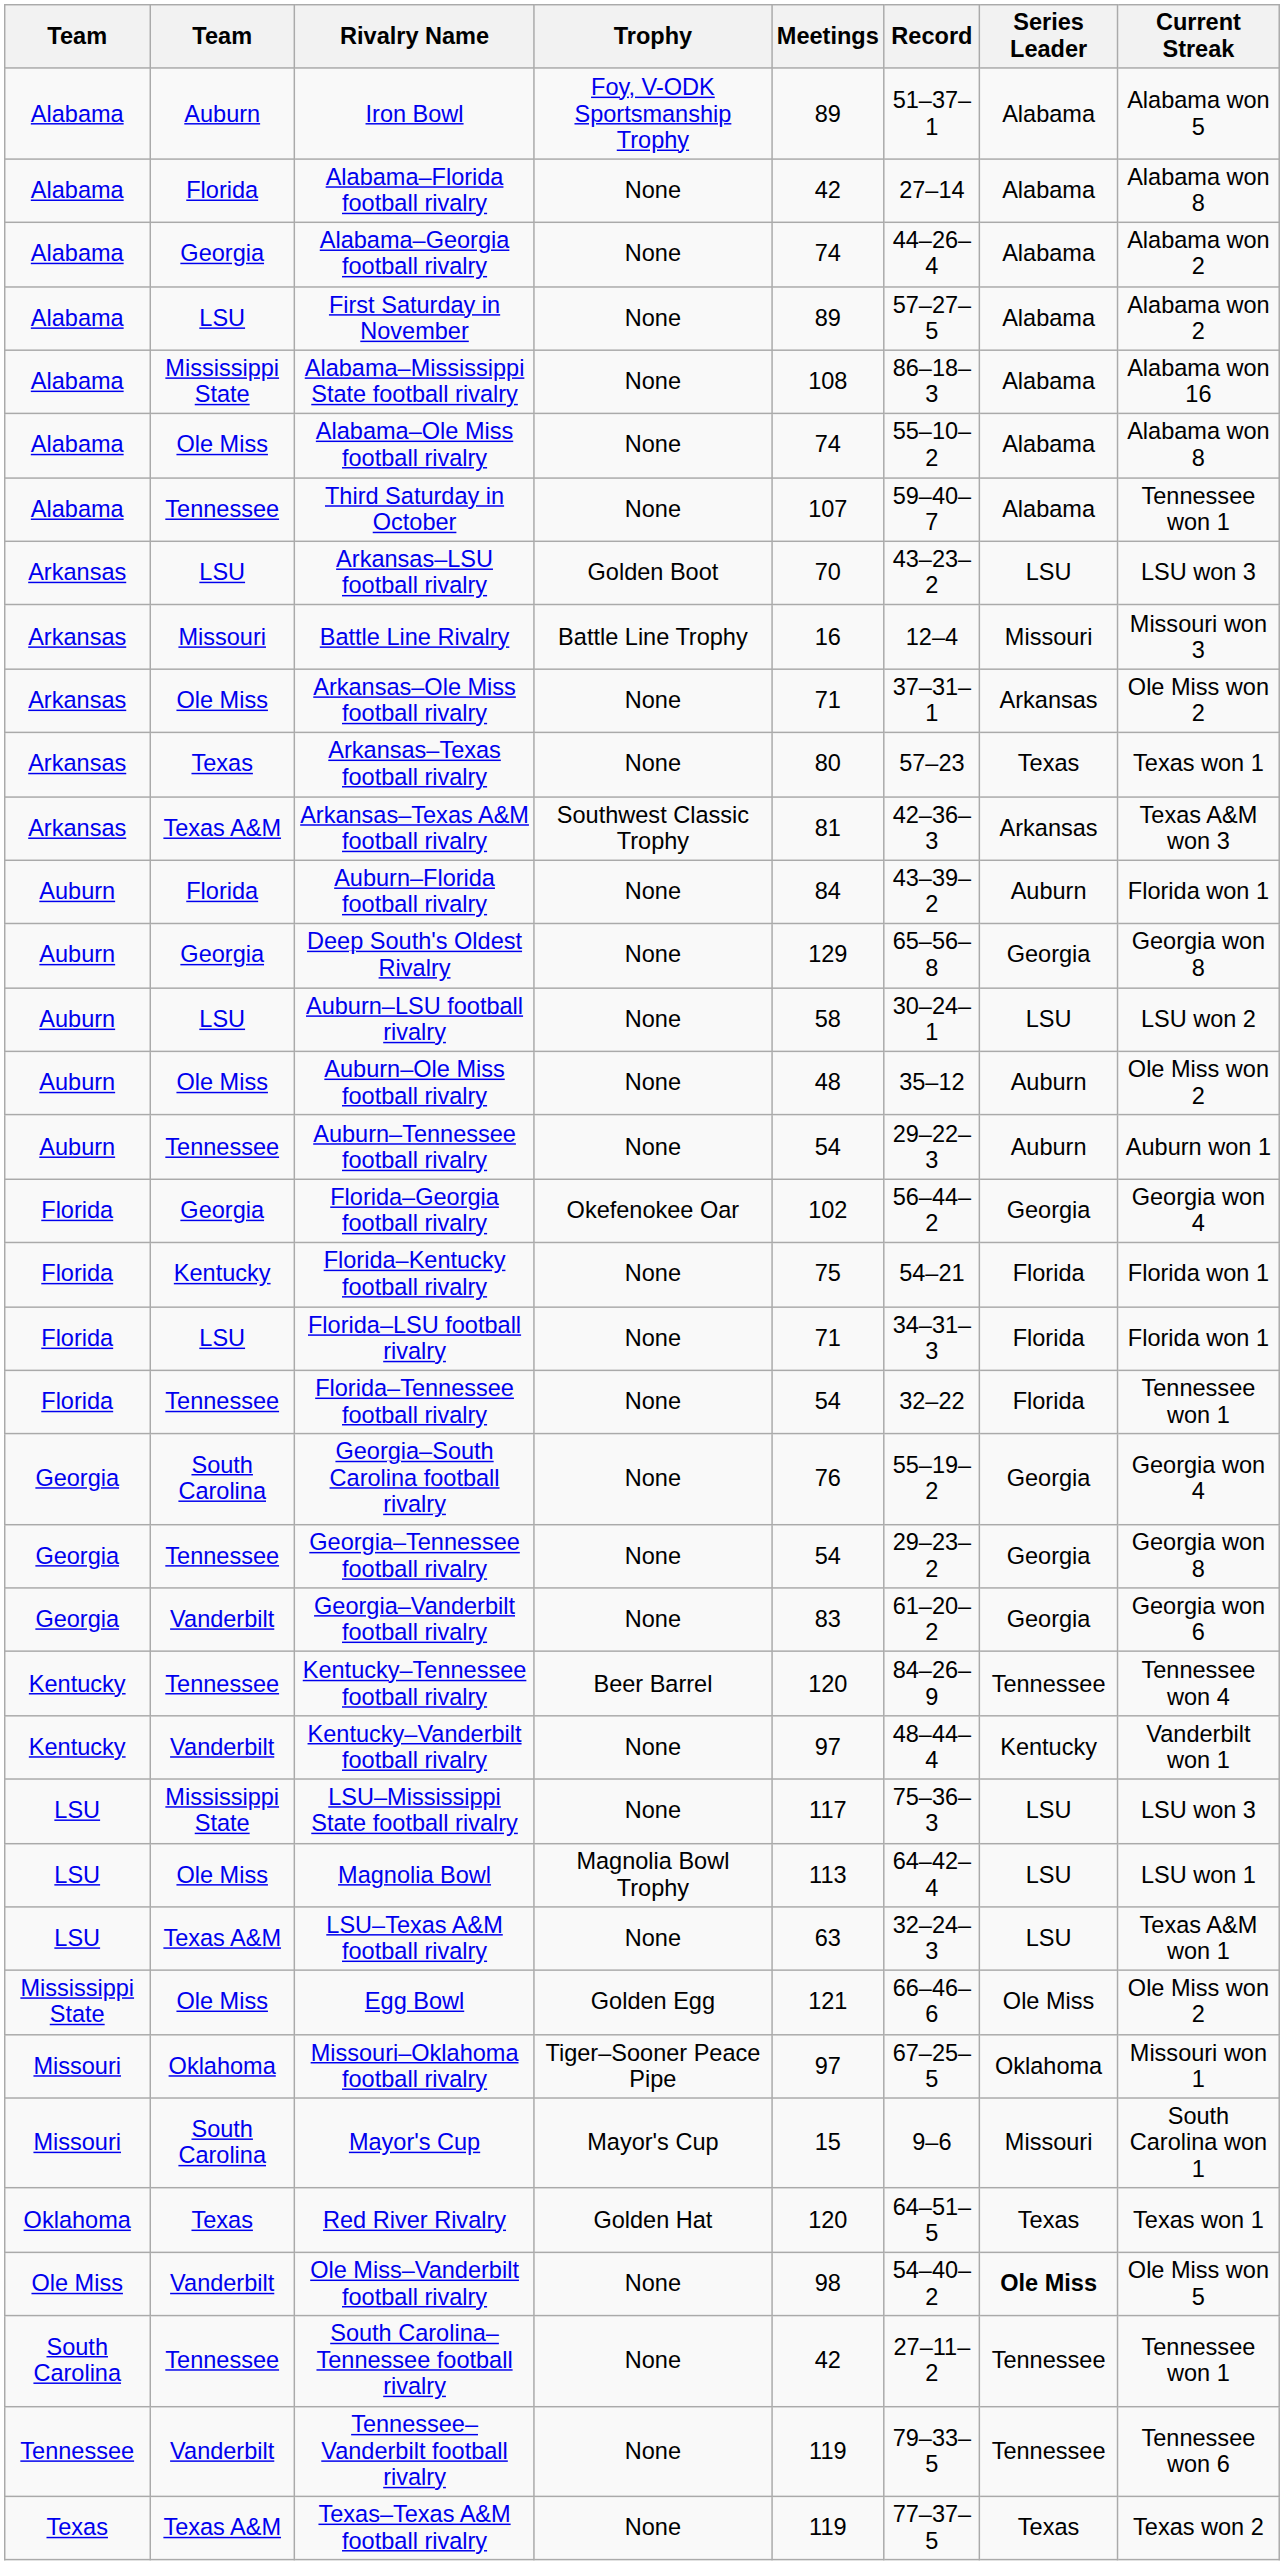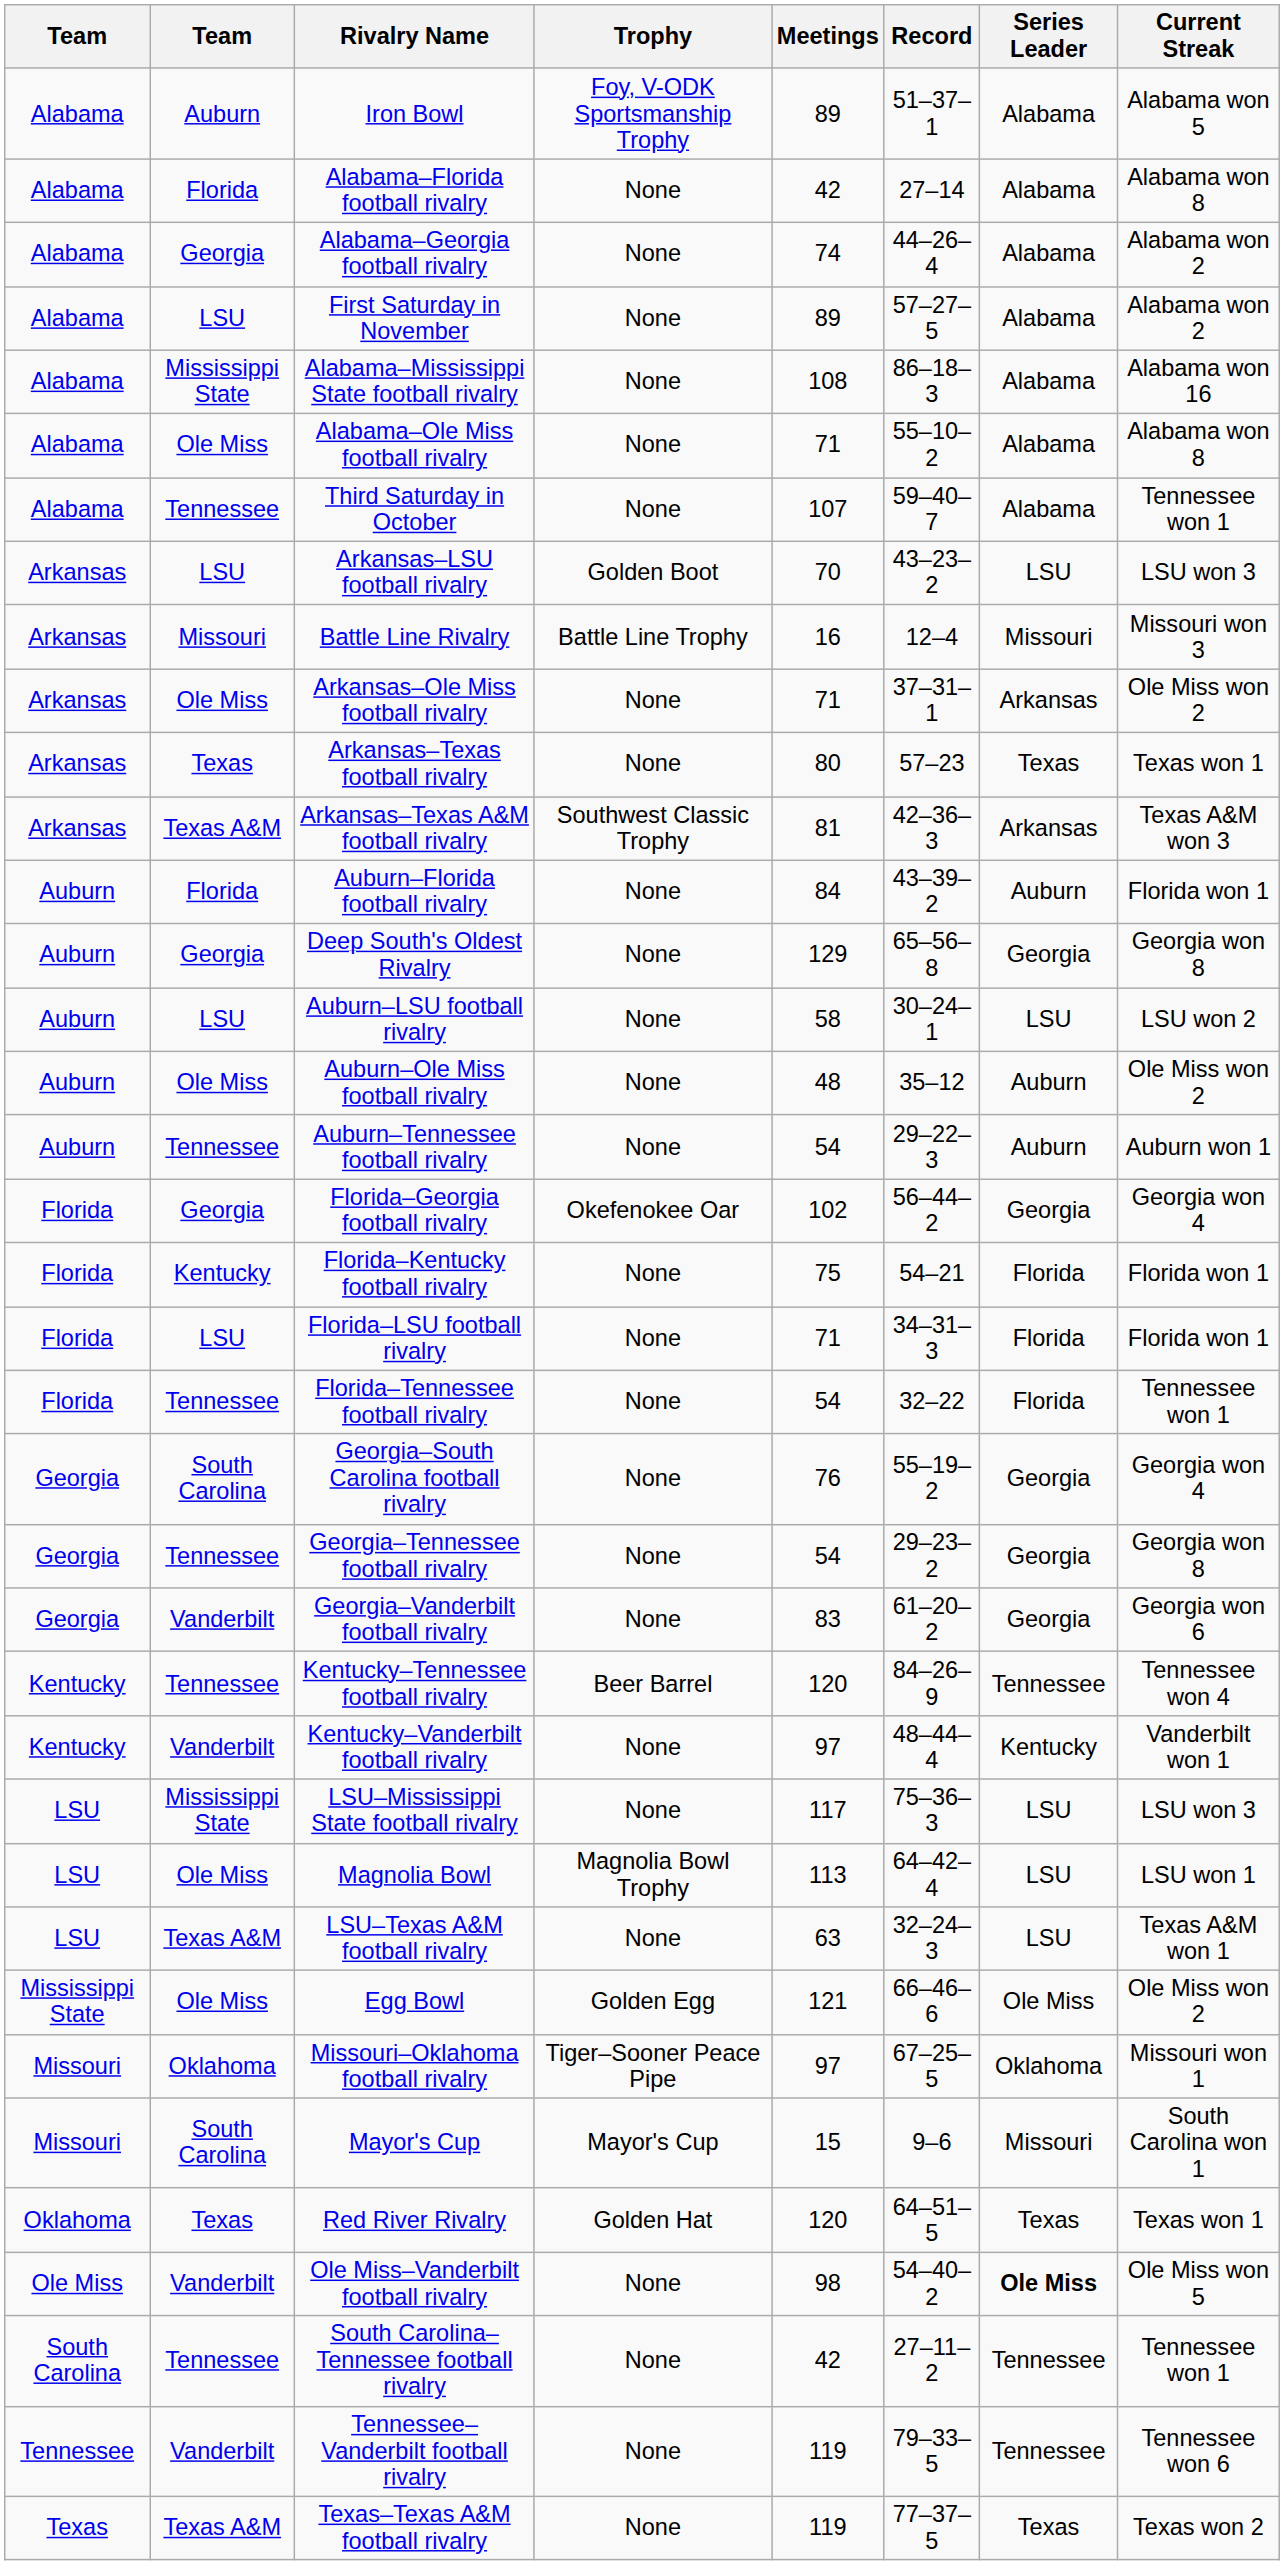(828, 445) 74 -> (828, 445) 71
